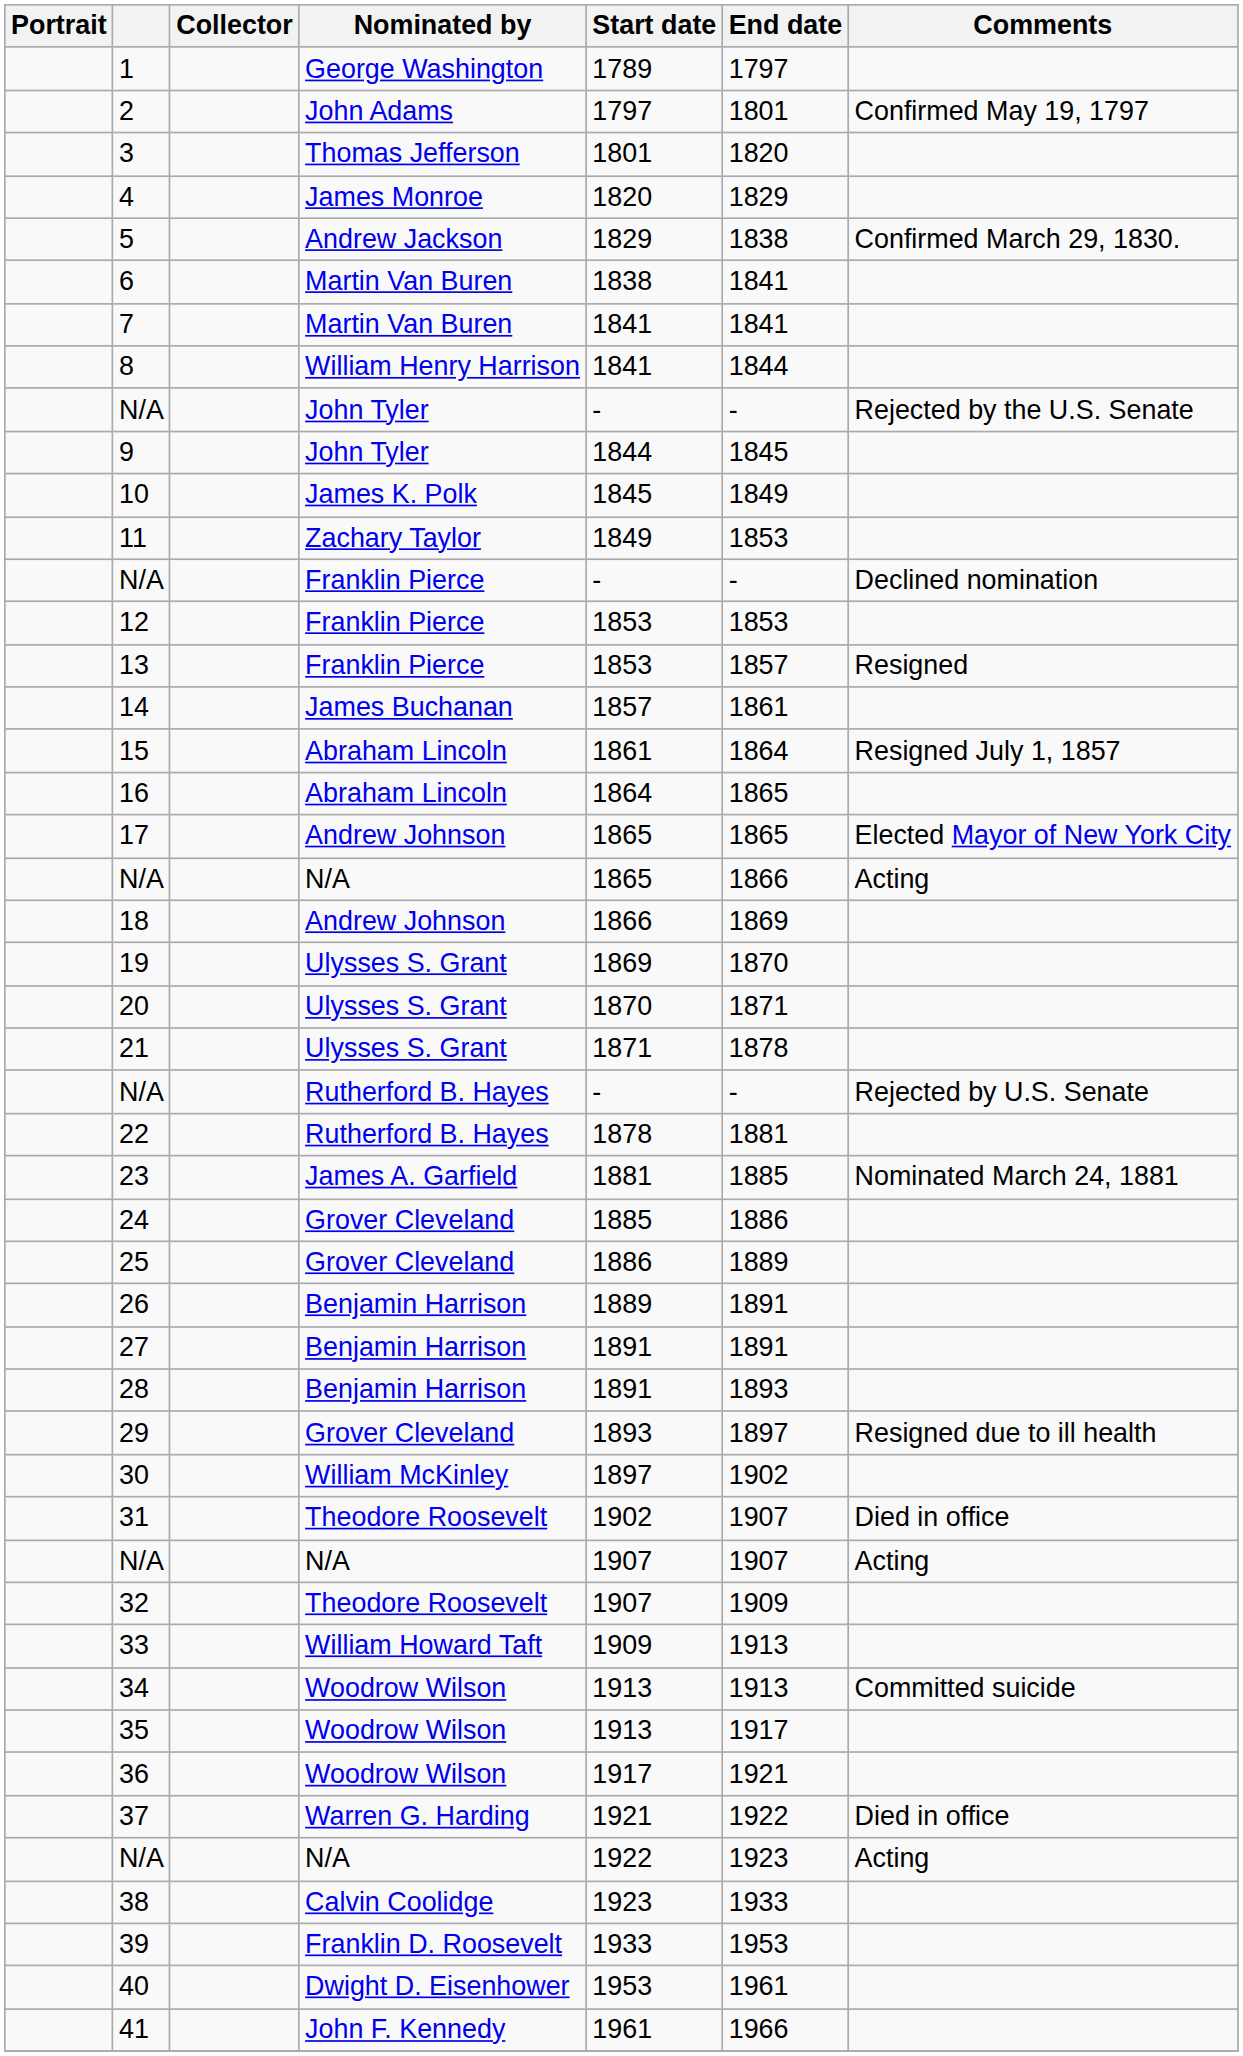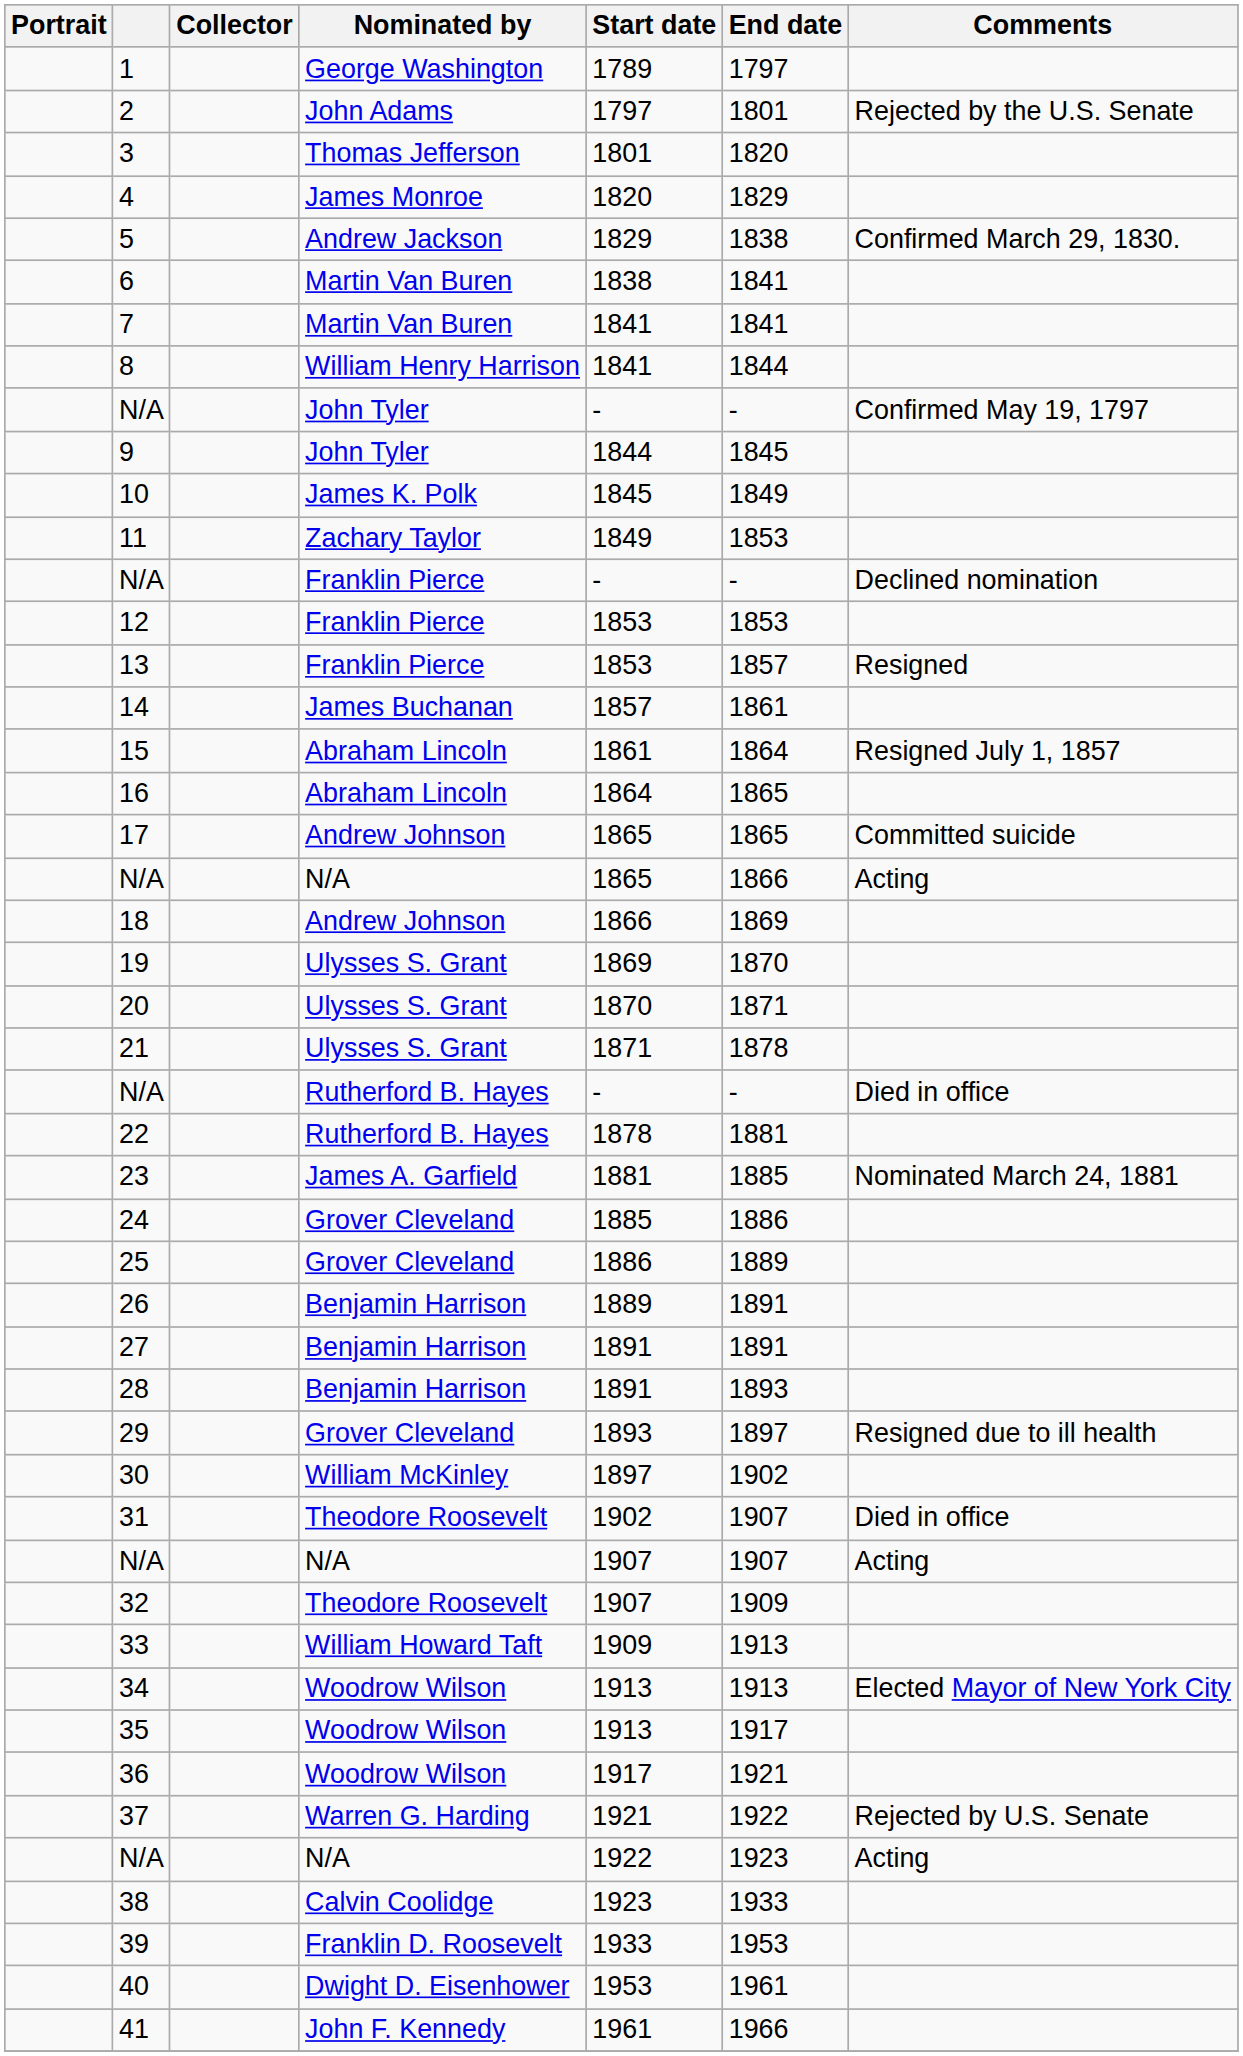(1002, 111) Confirmed May 19, 1797 -> (1024, 111) Rejected by the U.S. Senate
(1024, 409) Rejected by the U.S. Senate -> (1002, 409) Confirmed May 19, 1797
(1043, 835) Elected Mayor of New York City -> (965, 835) Committed suicide
(1002, 1091) Rejected by U.S. Senate -> (932, 1091) Died in office
(965, 1688) Committed suicide -> (1043, 1688) Elected Mayor of New York City
(932, 1816) Died in office -> (1002, 1816) Rejected by U.S. Senate
